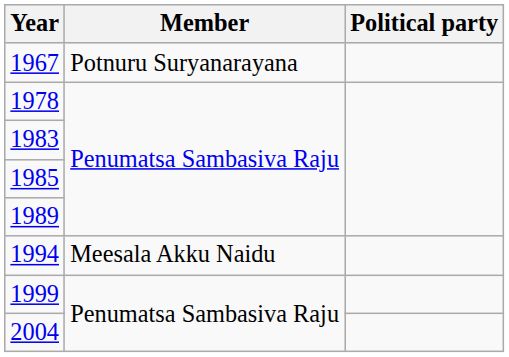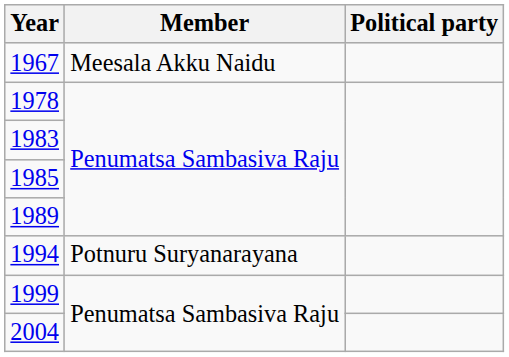(184, 62) Potnuru Suryanarayana -> (173, 62) Meesala Akku Naidu
(173, 255) Meesala Akku Naidu -> (184, 255) Potnuru Suryanarayana
